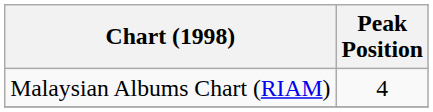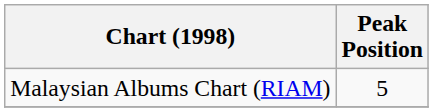(382, 87) 4 -> (382, 87) 5
